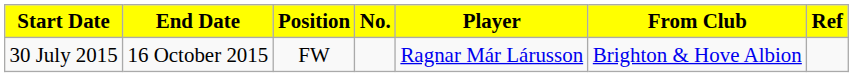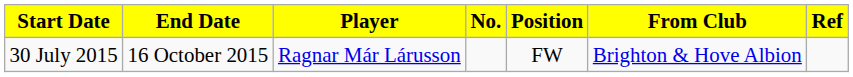columns swapped: (314, 21) <-> (492, 21)
